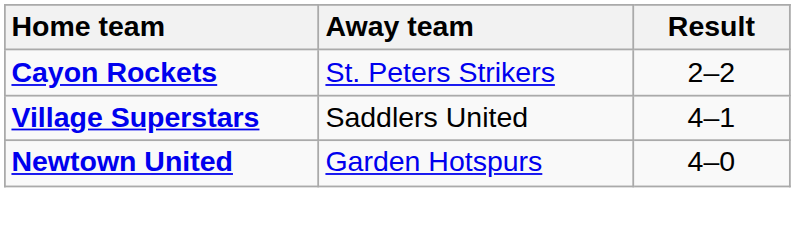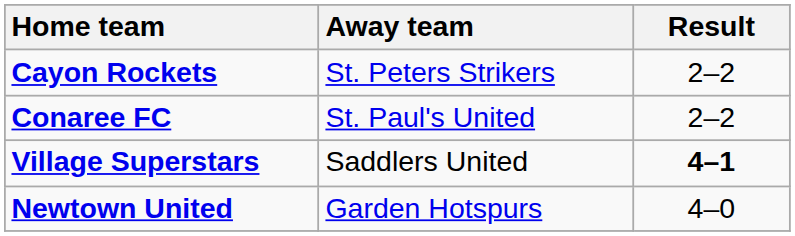+ row: (91, 117)
(711, 117) normal -> (711, 162) bold
